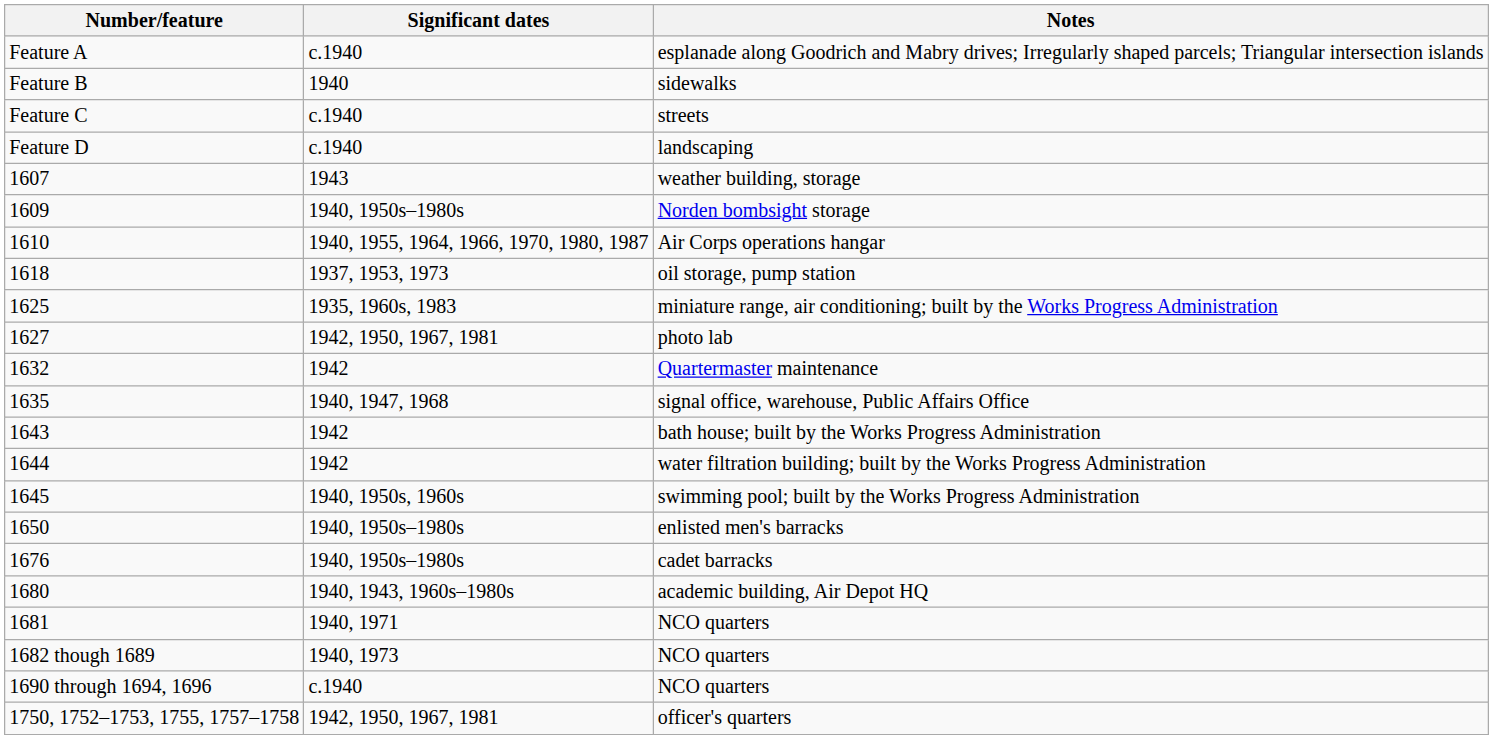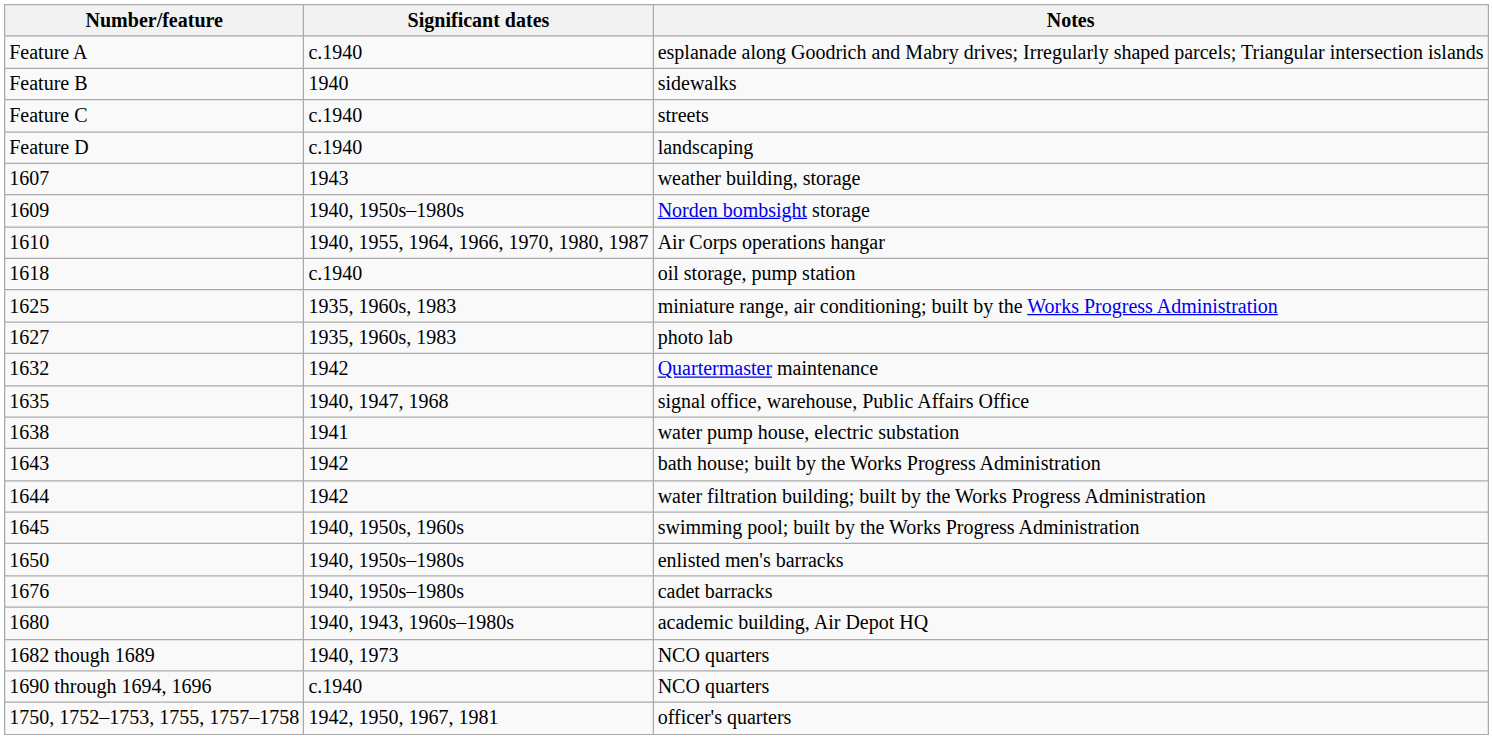(378, 274) 1937, 1953, 1973 -> (335, 274) c.1940
(403, 337) 1942, 1950, 1967, 1981 -> (382, 337) 1935, 1960s, 1983
+ row: (29, 432)
- row: (29, 623)
